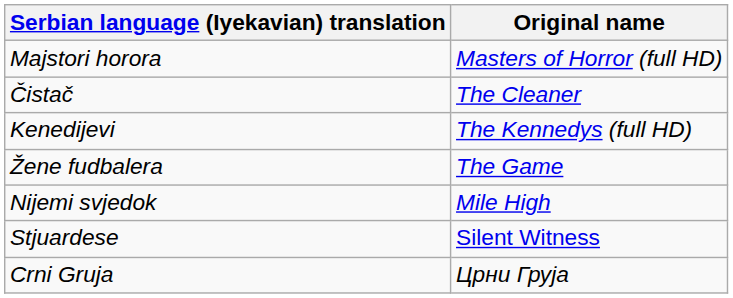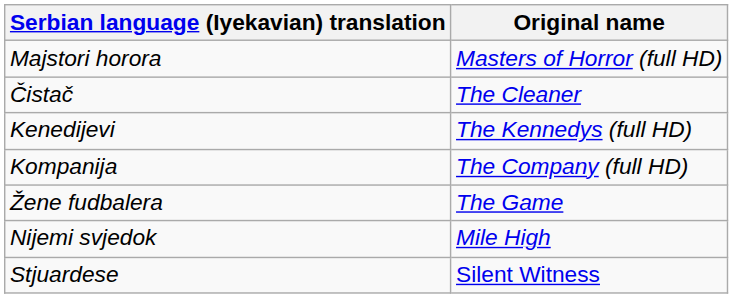+ row: (64, 166)
- row: (62, 274)
